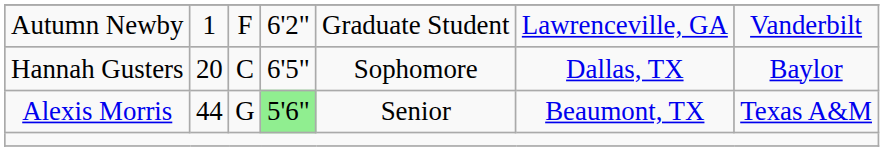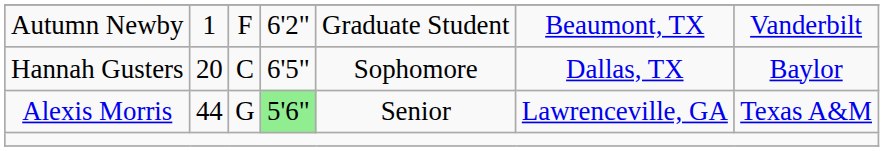(625, 25) Lawrenceville, GA -> (625, 25) Beaumont, TX
(625, 111) Beaumont, TX -> (625, 111) Lawrenceville, GA
